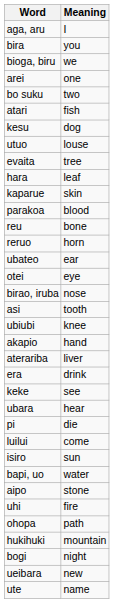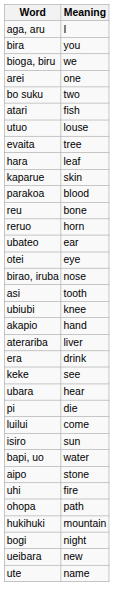- row: (18, 128)
